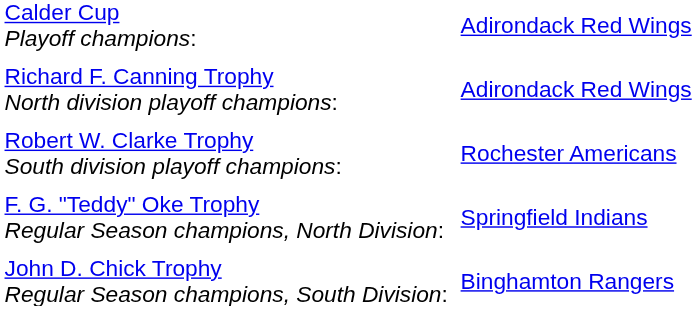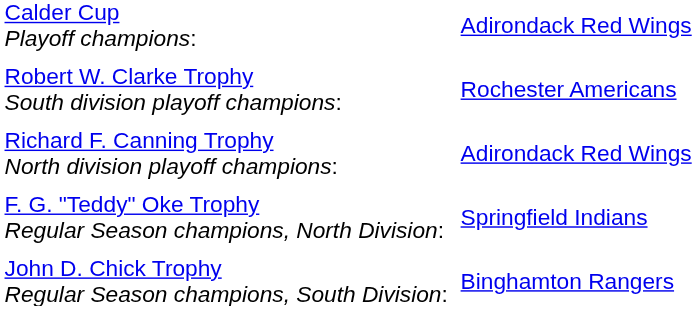rows swapped: (171, 89) <-> (173, 153)
